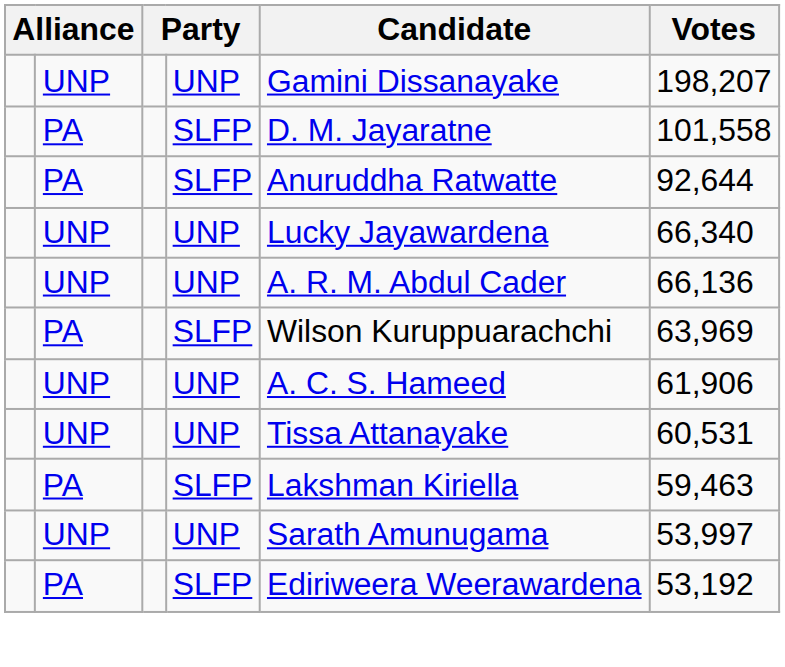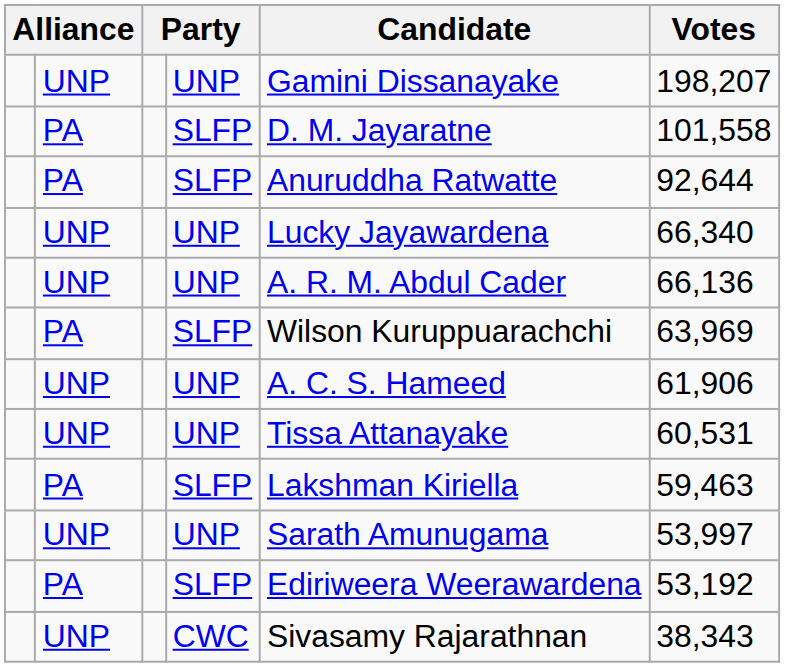+ row: (76, 635)
